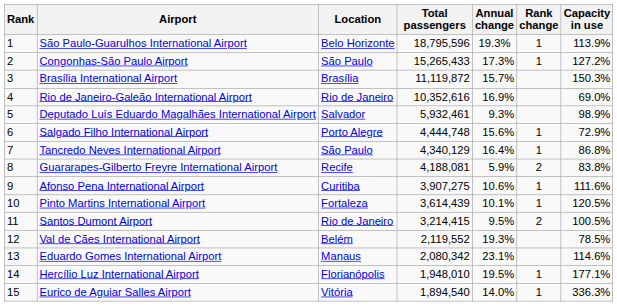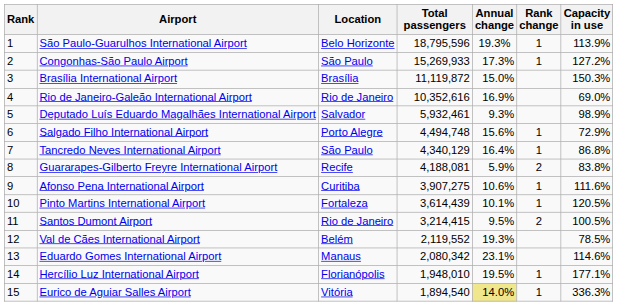(442, 61) 15,265,433 -> (442, 61) 15,269,933
(498, 79) 15.7% -> (498, 79) 15.0%
(445, 132) 4,444,748 -> (445, 132) 4,494,748
(498, 292) no background -> (498, 292) khaki background
